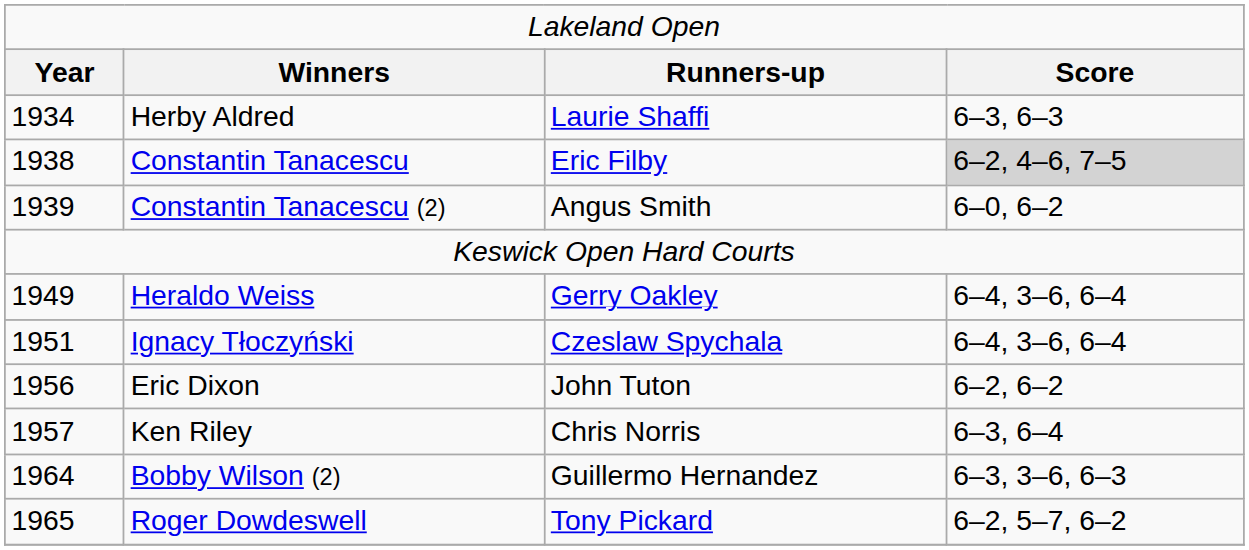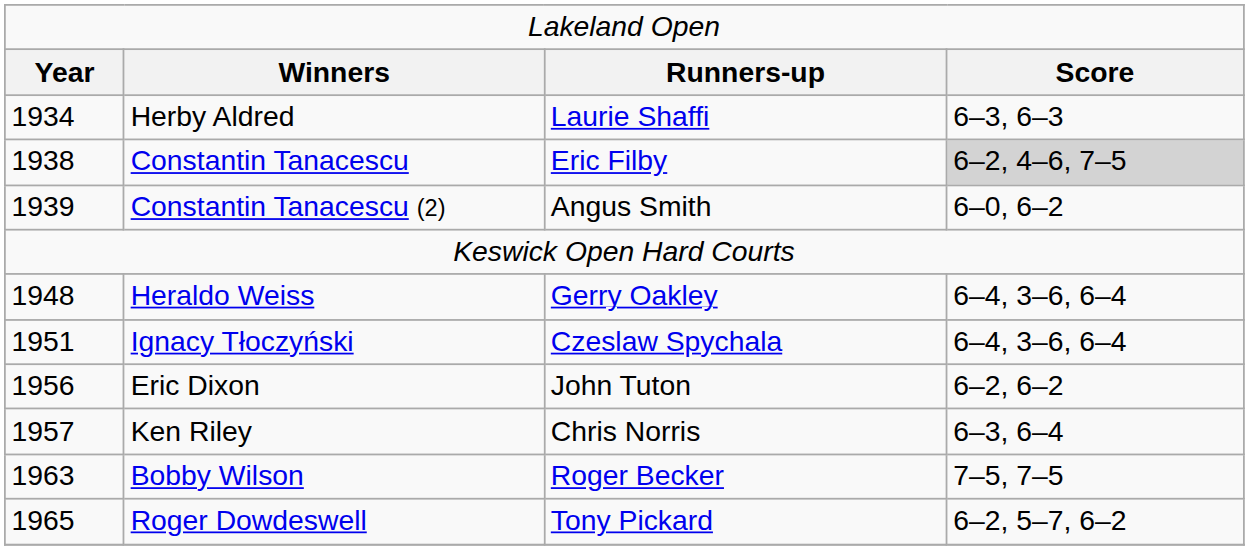(43, 296) 1949 -> (43, 296) 1948
+ row: (217, 476)
- row: (236, 476)
